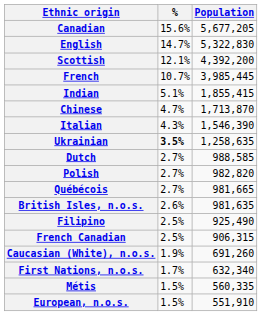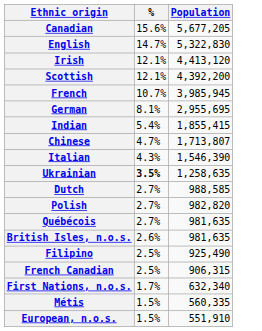+ row: (69, 61)
(227, 77) 3,985,445 -> (204, 93) 3,985,945
+ row: (69, 109)
(172, 93) 5.1% -> (148, 125) 5.4%
(227, 109) 1,713,870 -> (204, 141) 1,713,807
(233, 190) 981,665 -> (209, 222) 981,635
- row: (81, 254)
